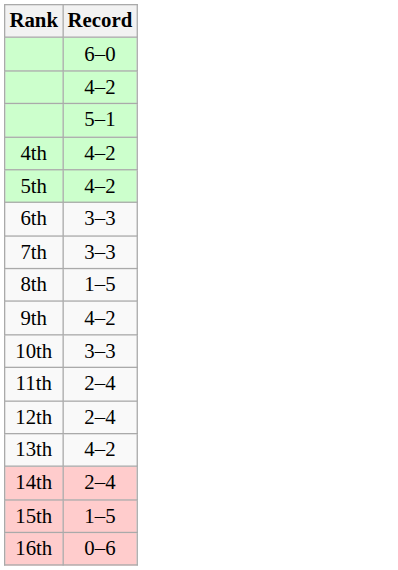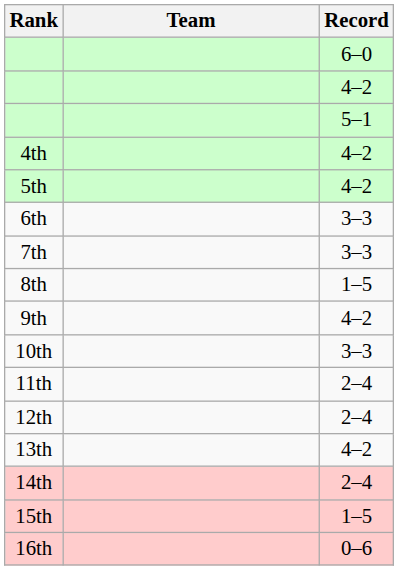+ column: (191, 20)
